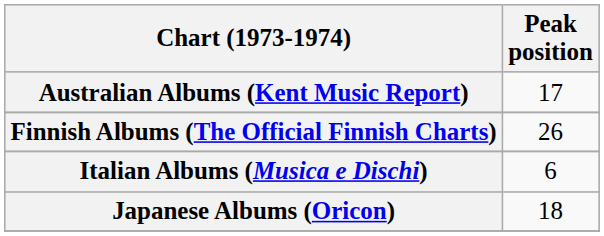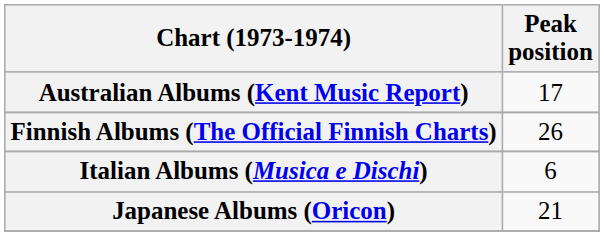(550, 210) 18 -> (550, 210) 21
